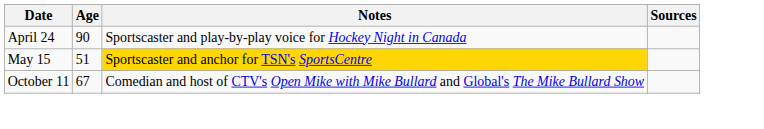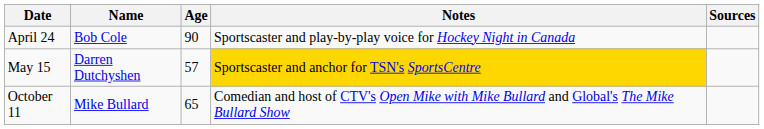+ column: (126, 15)
(83, 59) 51 -> (191, 67) 57
(83, 81) 67 -> (191, 105) 65
